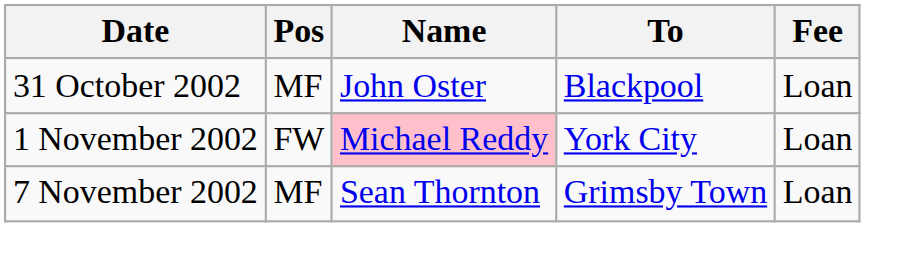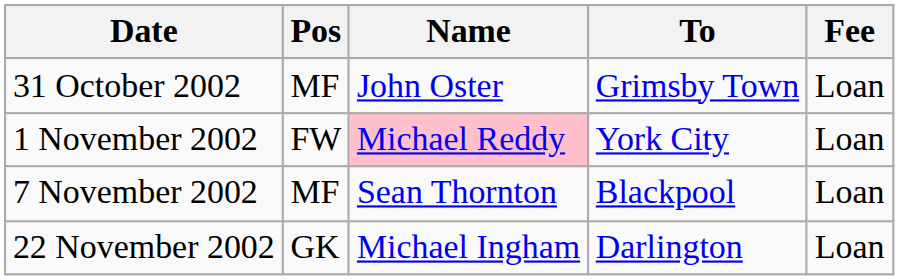(633, 85) Blackpool -> (697, 85) Grimsby Town
(665, 192) Grimsby Town -> (665, 192) Blackpool
+ row: (144, 246)
